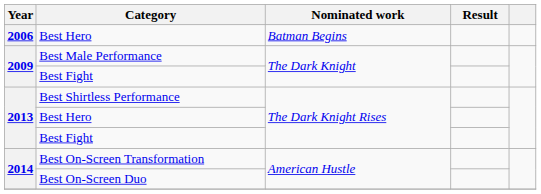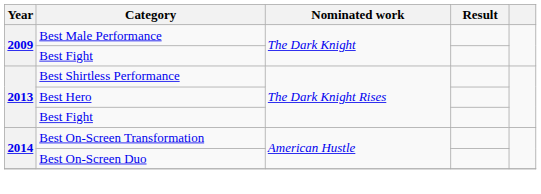- row: (20, 35)
